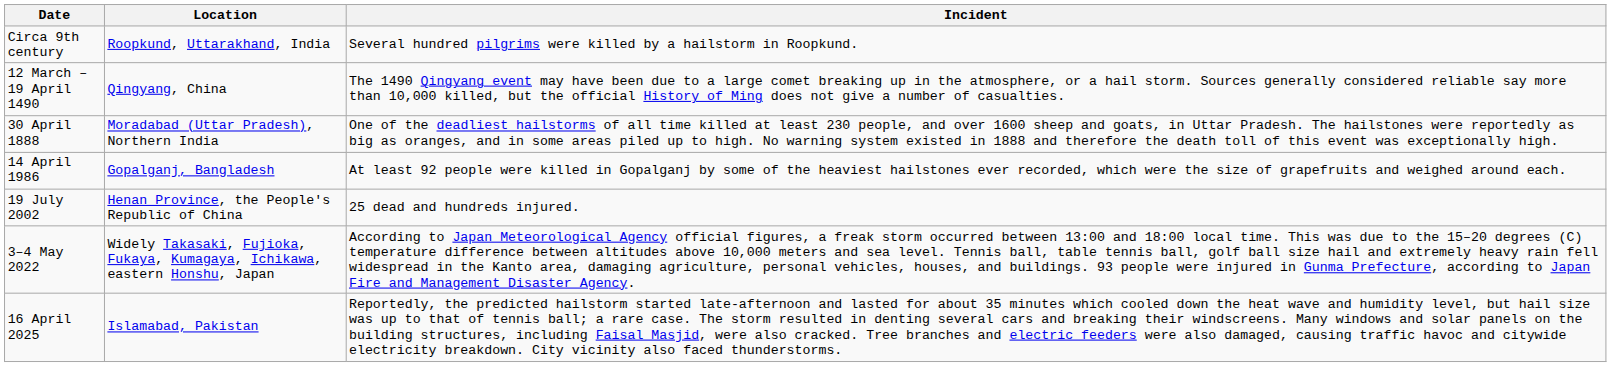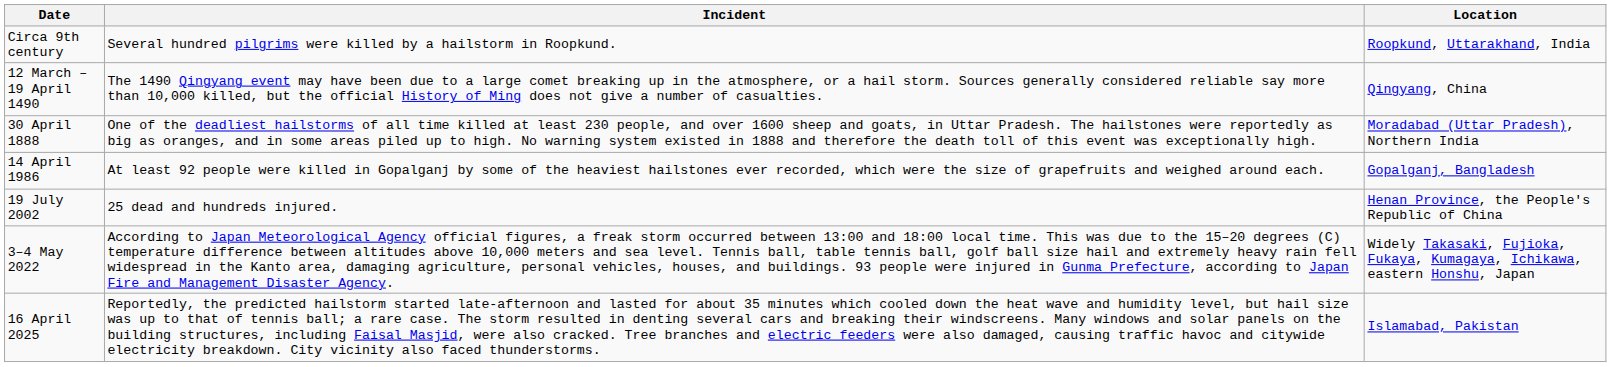columns swapped: (225, 15) <-> (976, 15)
